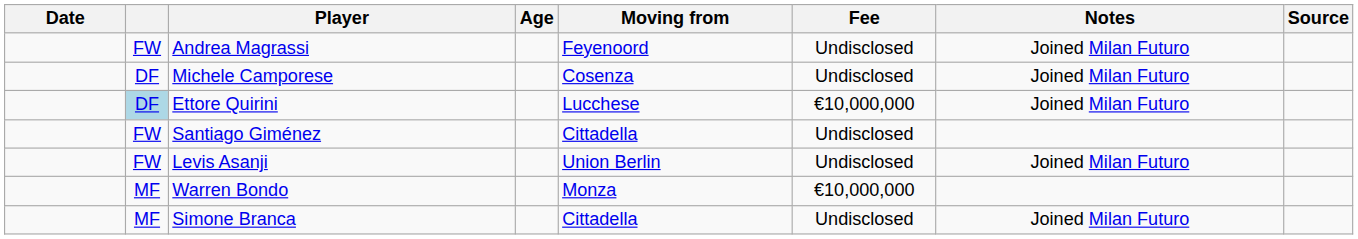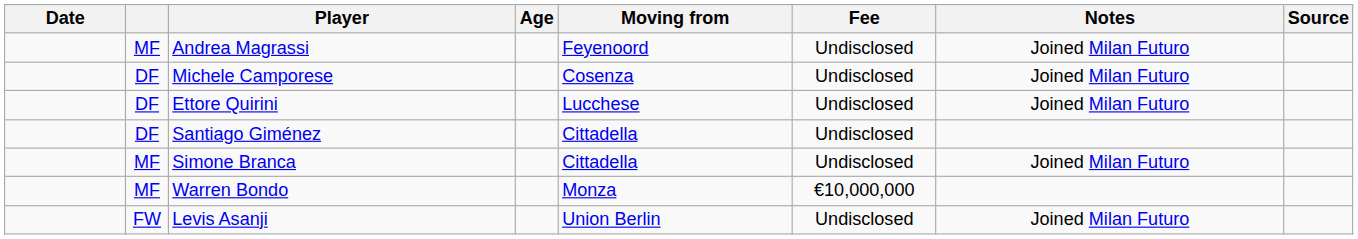(147, 47) FW -> (147, 47) MF
(147, 104) lightblue background -> (147, 104) no background
(864, 104) €10,000,000 -> (864, 104) Undisclosed
(147, 133) FW -> (147, 133) DF
rows swapped: (234, 219) <-> (220, 162)
